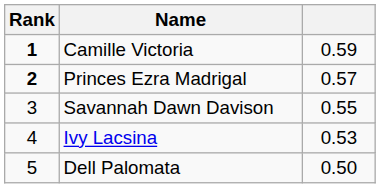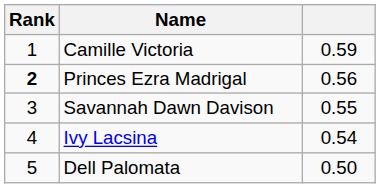(32, 49) bold -> (32, 49) normal
(339, 79) 0.57 -> (339, 79) 0.56
(339, 138) 0.53 -> (339, 138) 0.54
